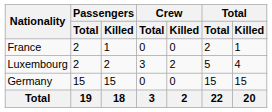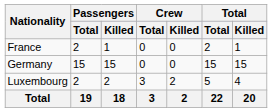rows swapped: (30, 82) <-> (38, 64)
